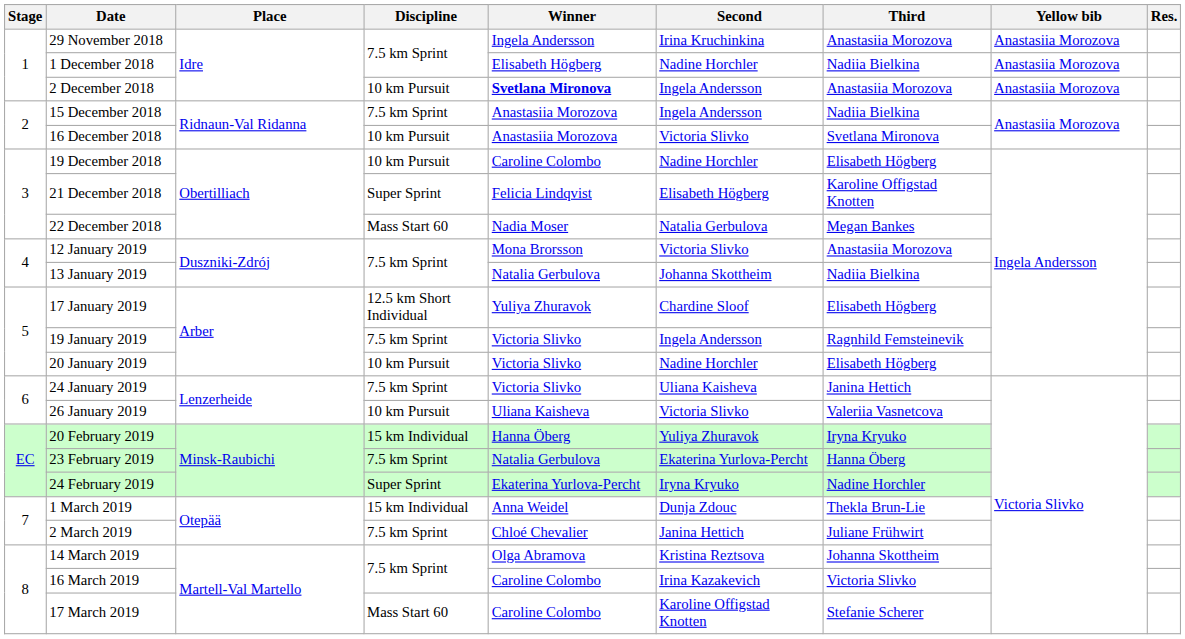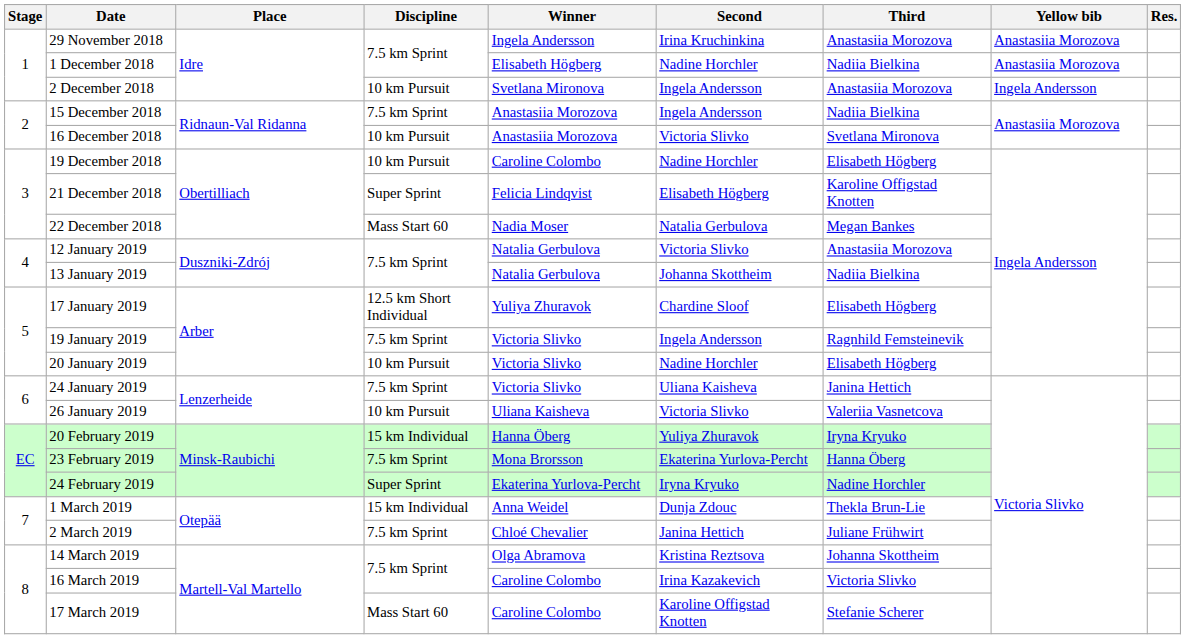(551, 88) bold -> (548, 88) normal
(1057, 88) Anastasiia Morozova -> (1045, 88) Ingela Andersson
(537, 250) Mona Brorsson -> (546, 250) Natalia Gerbulova
(546, 459) Natalia Gerbulova -> (537, 459) Mona Brorsson
